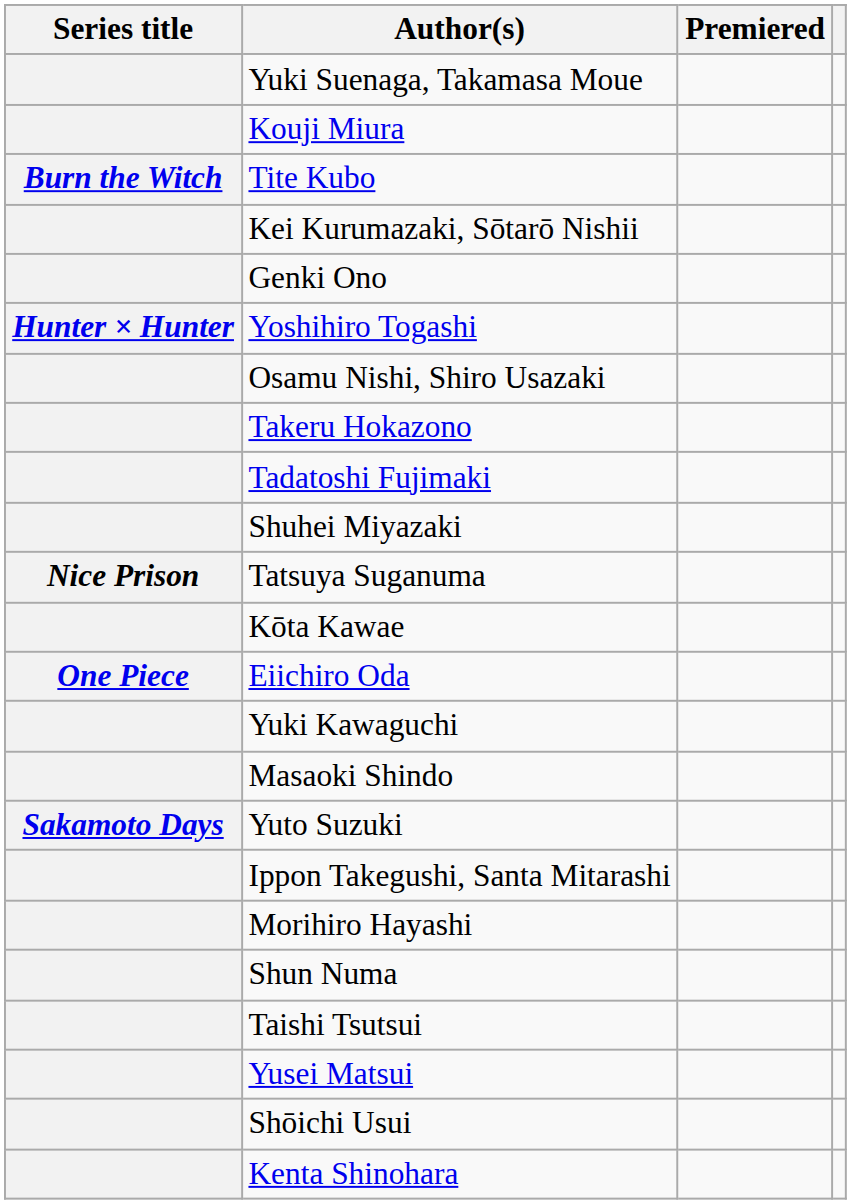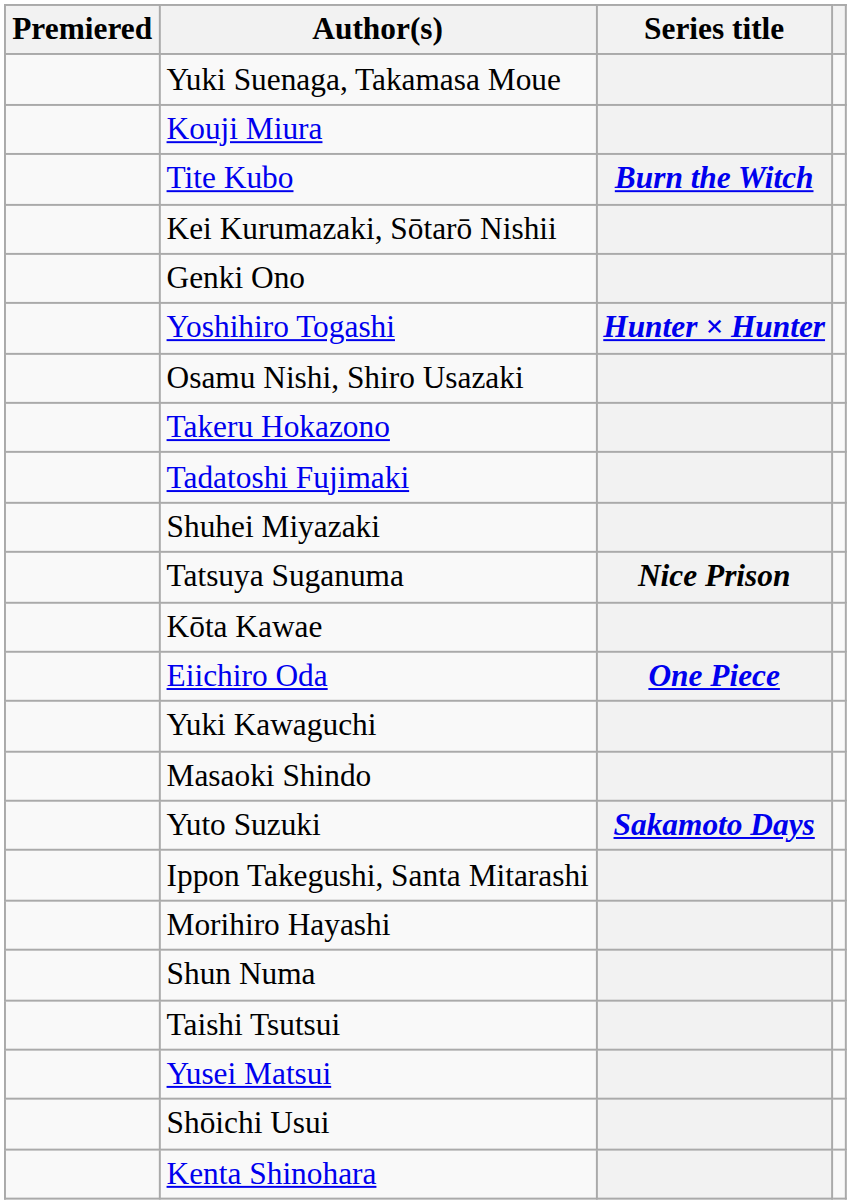columns swapped: (123, 29) <-> (755, 29)
